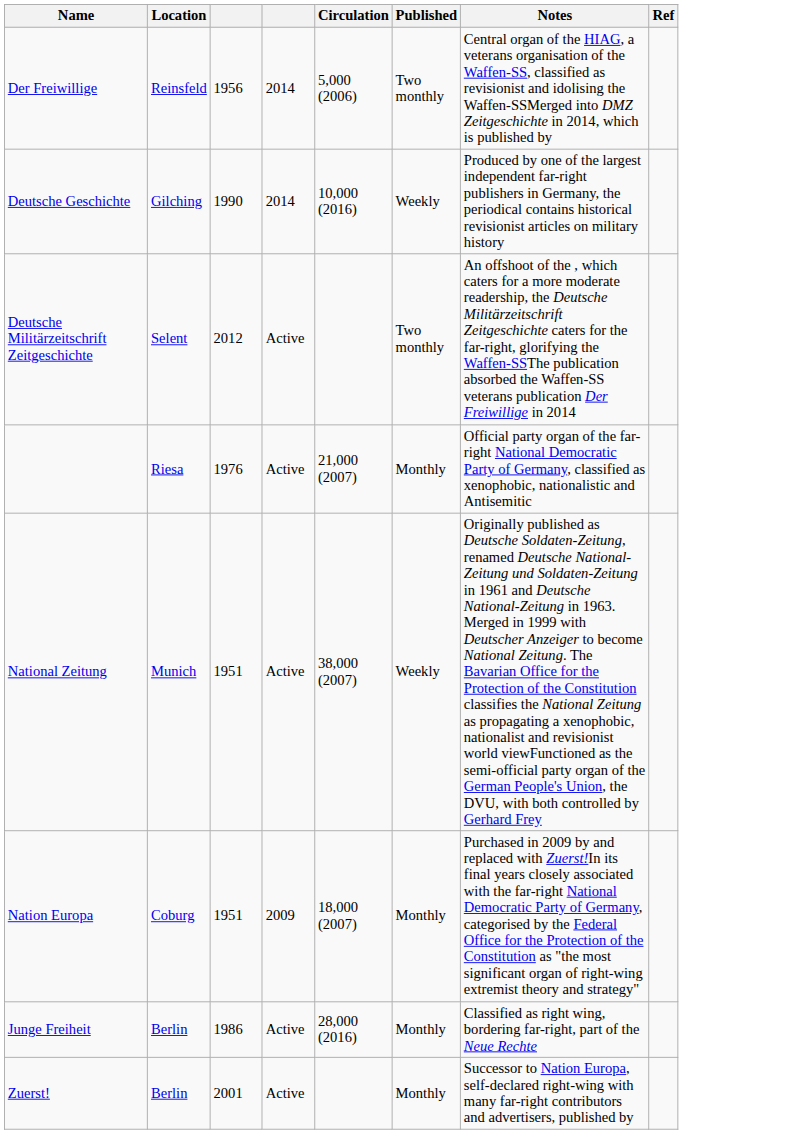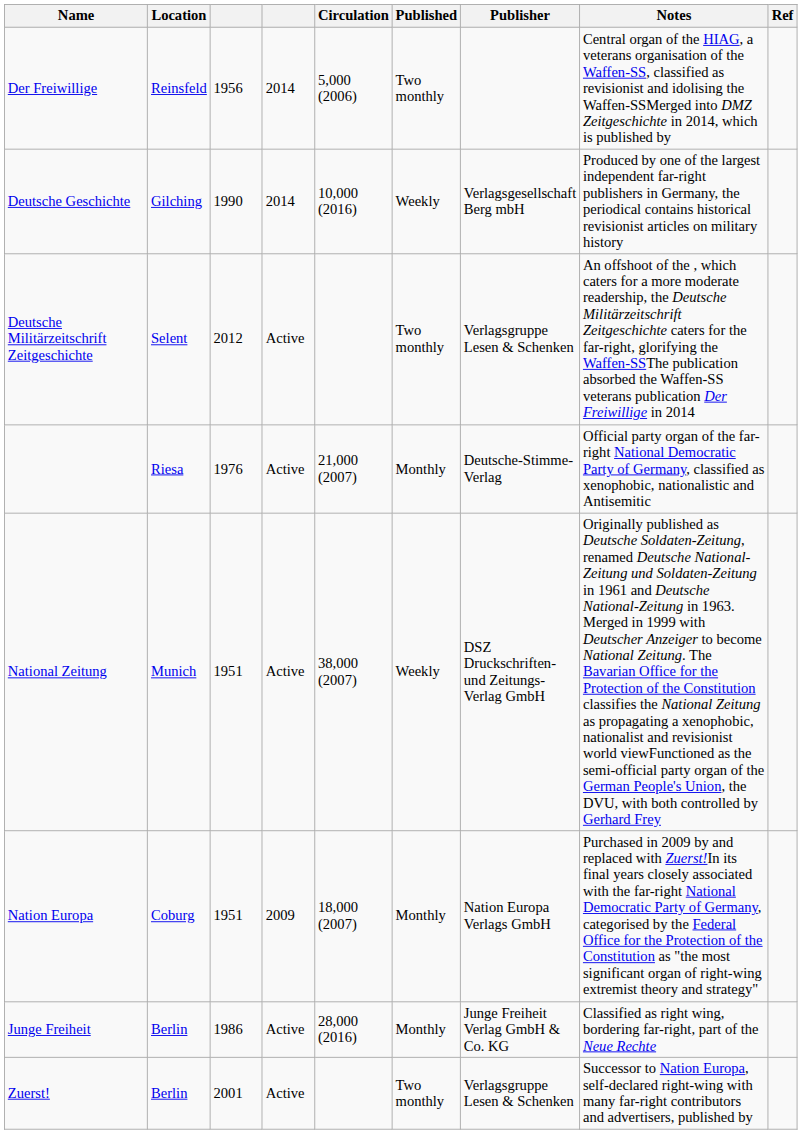+ column: (520, 16)
(421, 1093) Monthly -> (420, 1093) Two monthly
